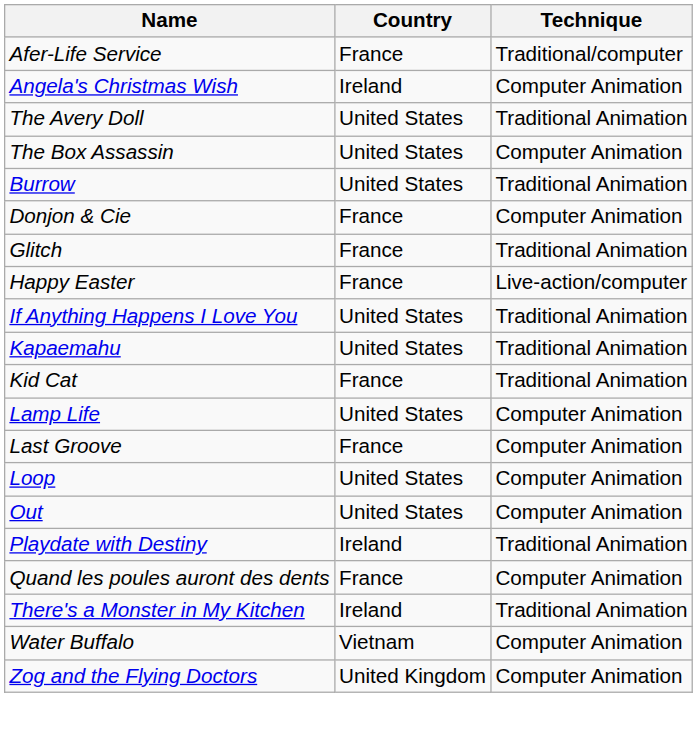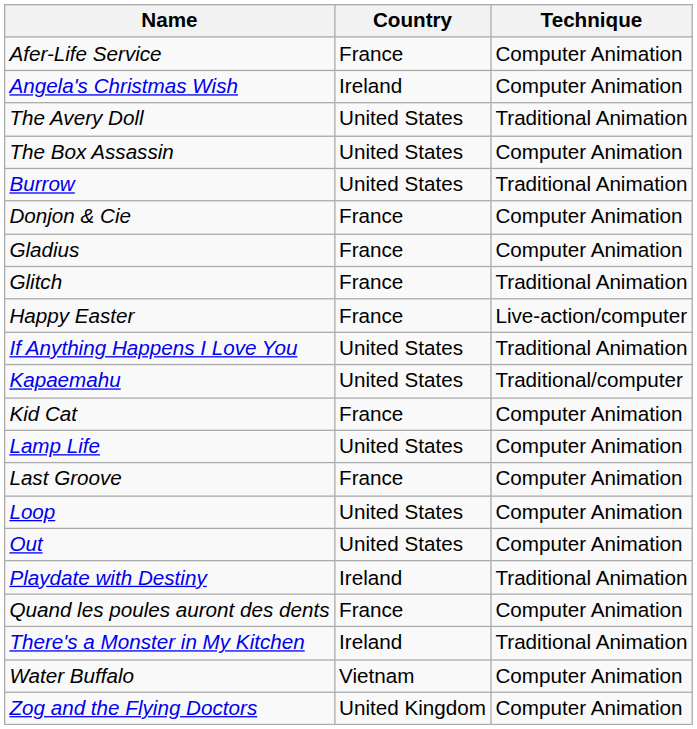(589, 53) Traditional/computer -> (589, 53) Computer Animation
+ row: (44, 250)
(591, 348) Traditional Animation -> (589, 380) Traditional/computer
(591, 380) Traditional Animation -> (589, 413) Computer Animation
